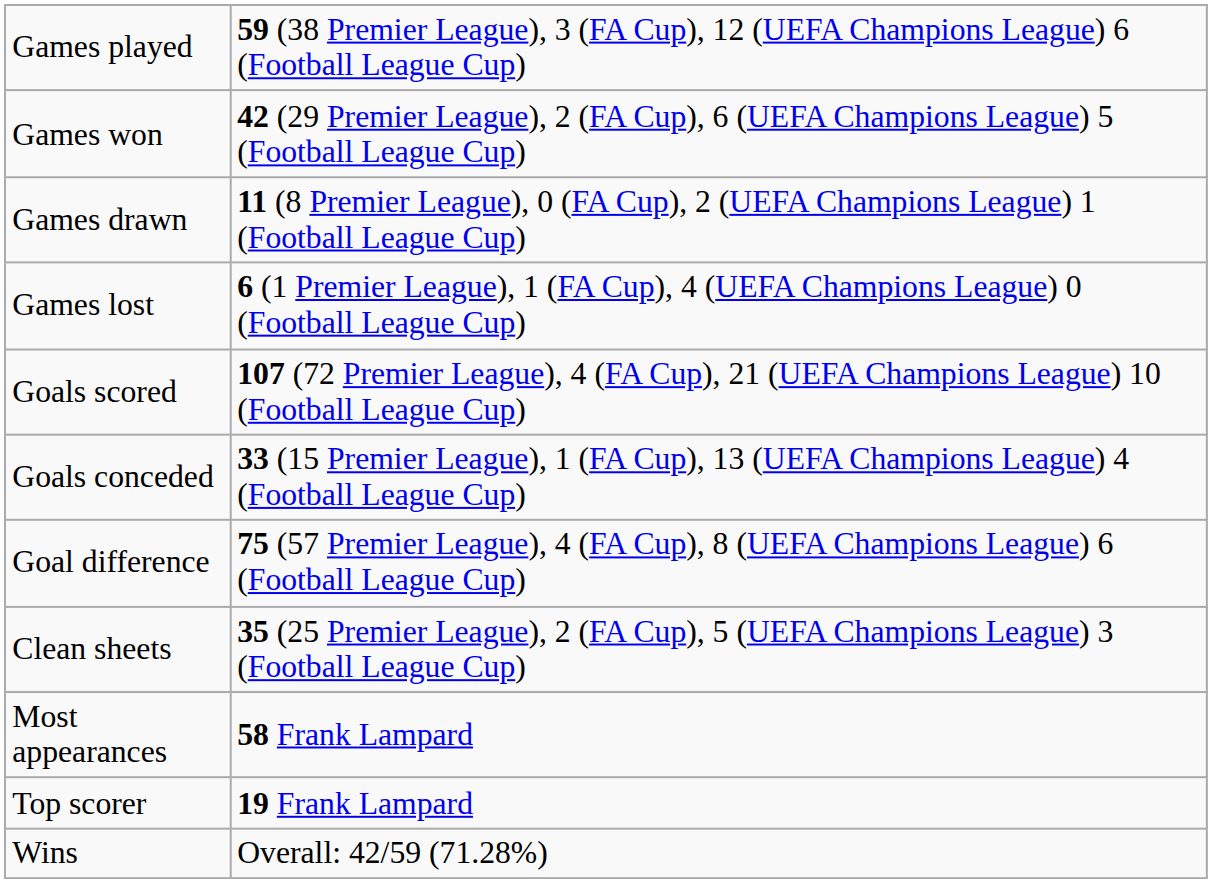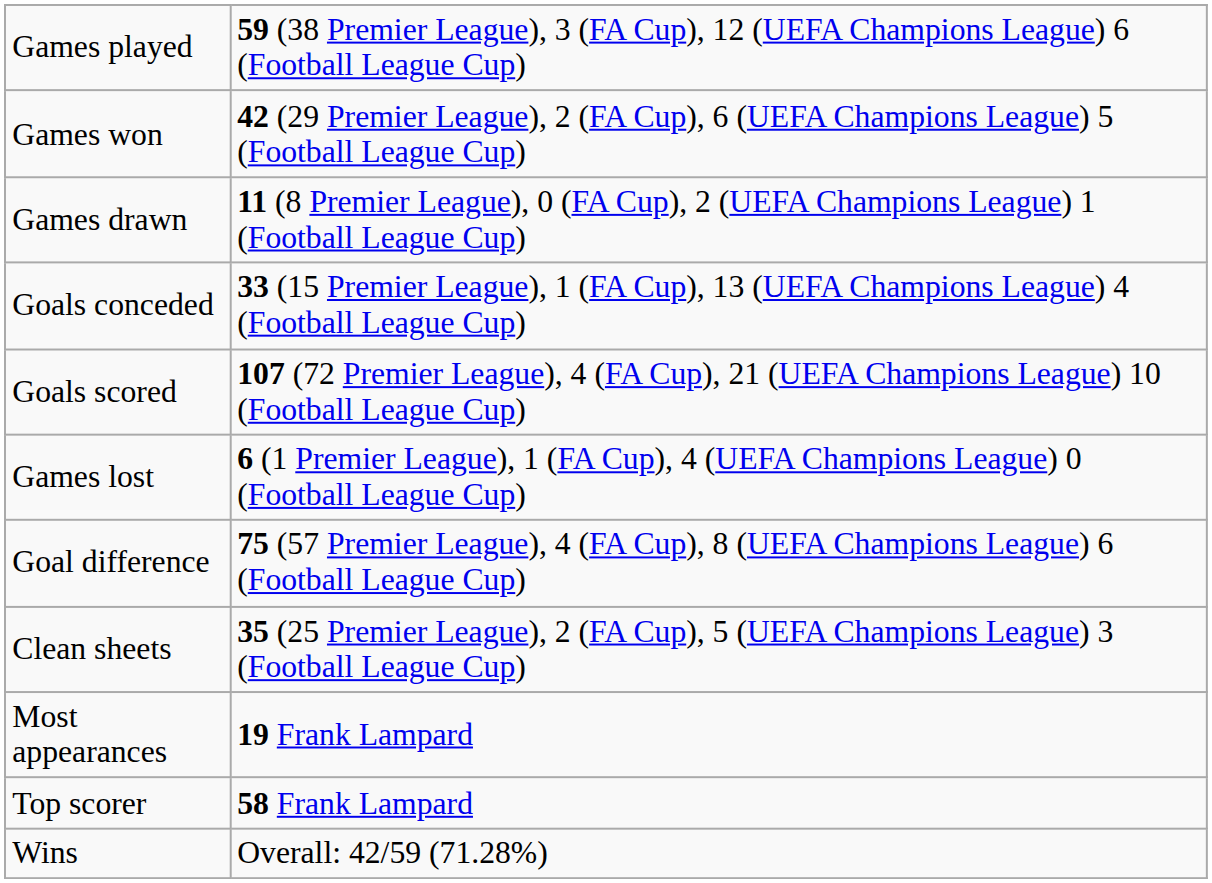rows swapped: (83, 305) <-> (113, 476)
(355, 734) 58 Frank Lampard -> (355, 734) 19 Frank Lampard
(355, 802) 19 Frank Lampard -> (355, 802) 58 Frank Lampard
